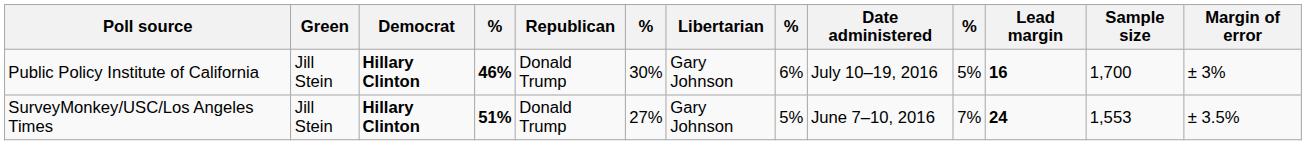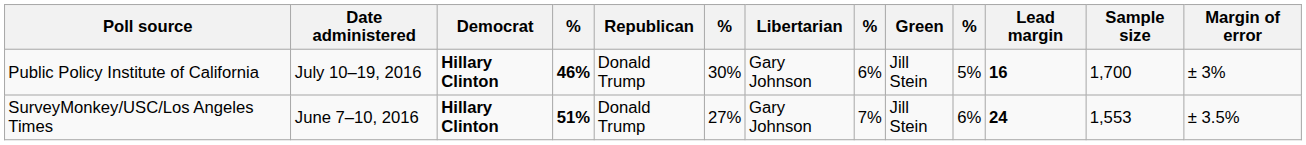columns swapped: (880, 27) <-> (325, 27)
(791, 117) 5% -> (870, 117) 7%
(969, 117) 7% -> (969, 117) 6%
